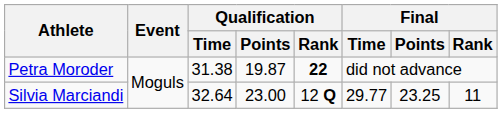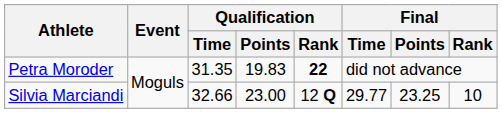(212, 70) 31.38 -> (212, 70) 31.35
(265, 70) 19.87 -> (265, 70) 19.83
(212, 96) 32.64 -> (212, 96) 32.66
(473, 96) 11 -> (473, 96) 10
